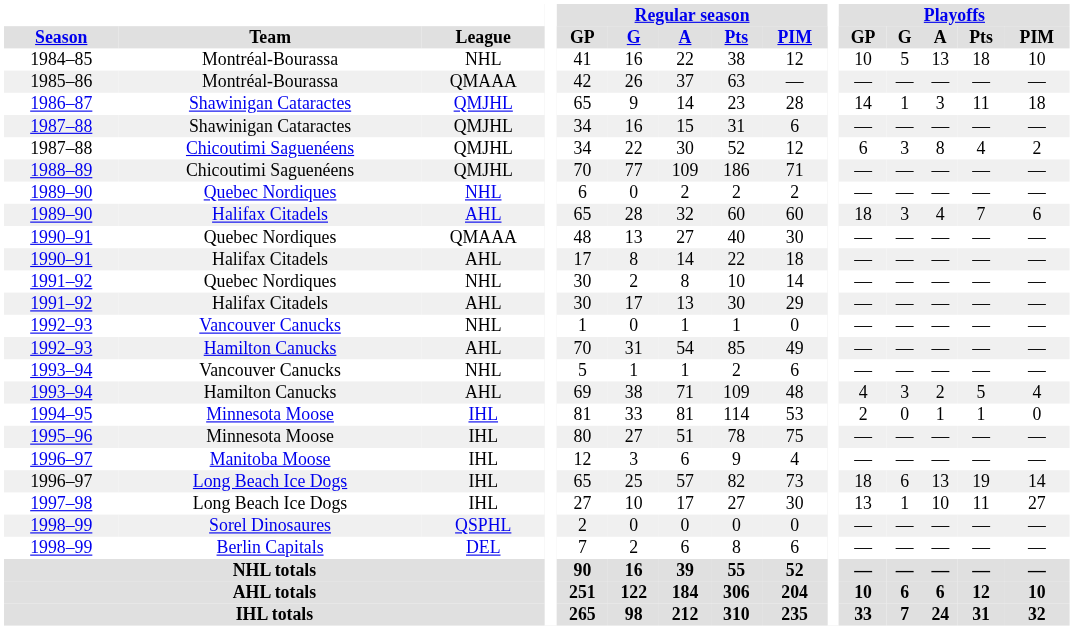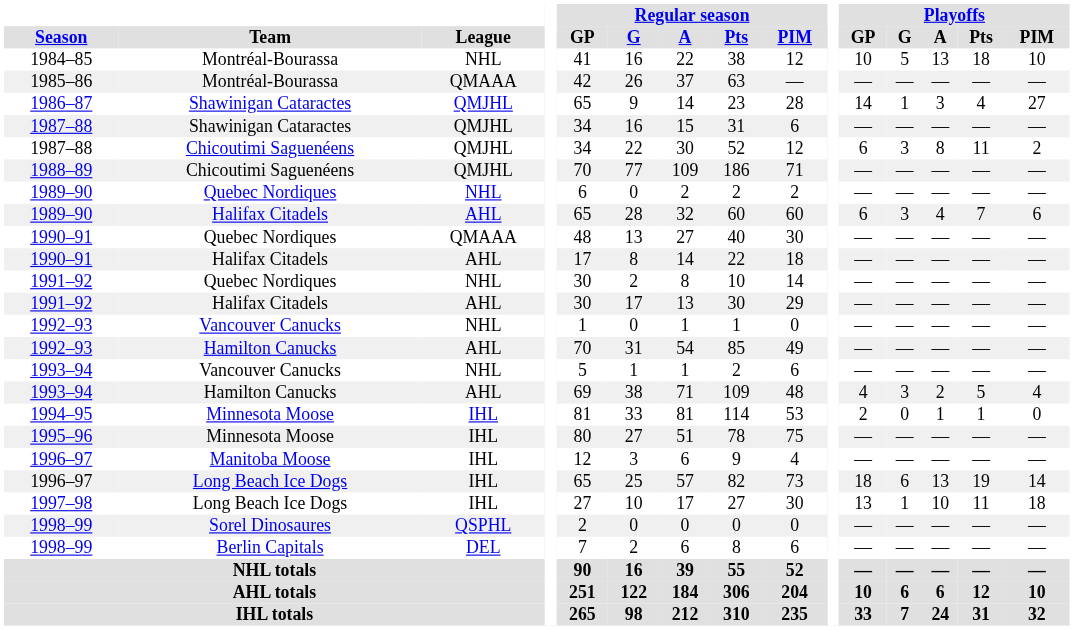(981, 103) 11 -> (981, 103) 4
(1037, 103) 18 -> (1037, 103) 27
(981, 148) 4 -> (981, 148) 11
(863, 214) 18 -> (863, 214) 6
(1037, 503) 27 -> (1037, 503) 18
